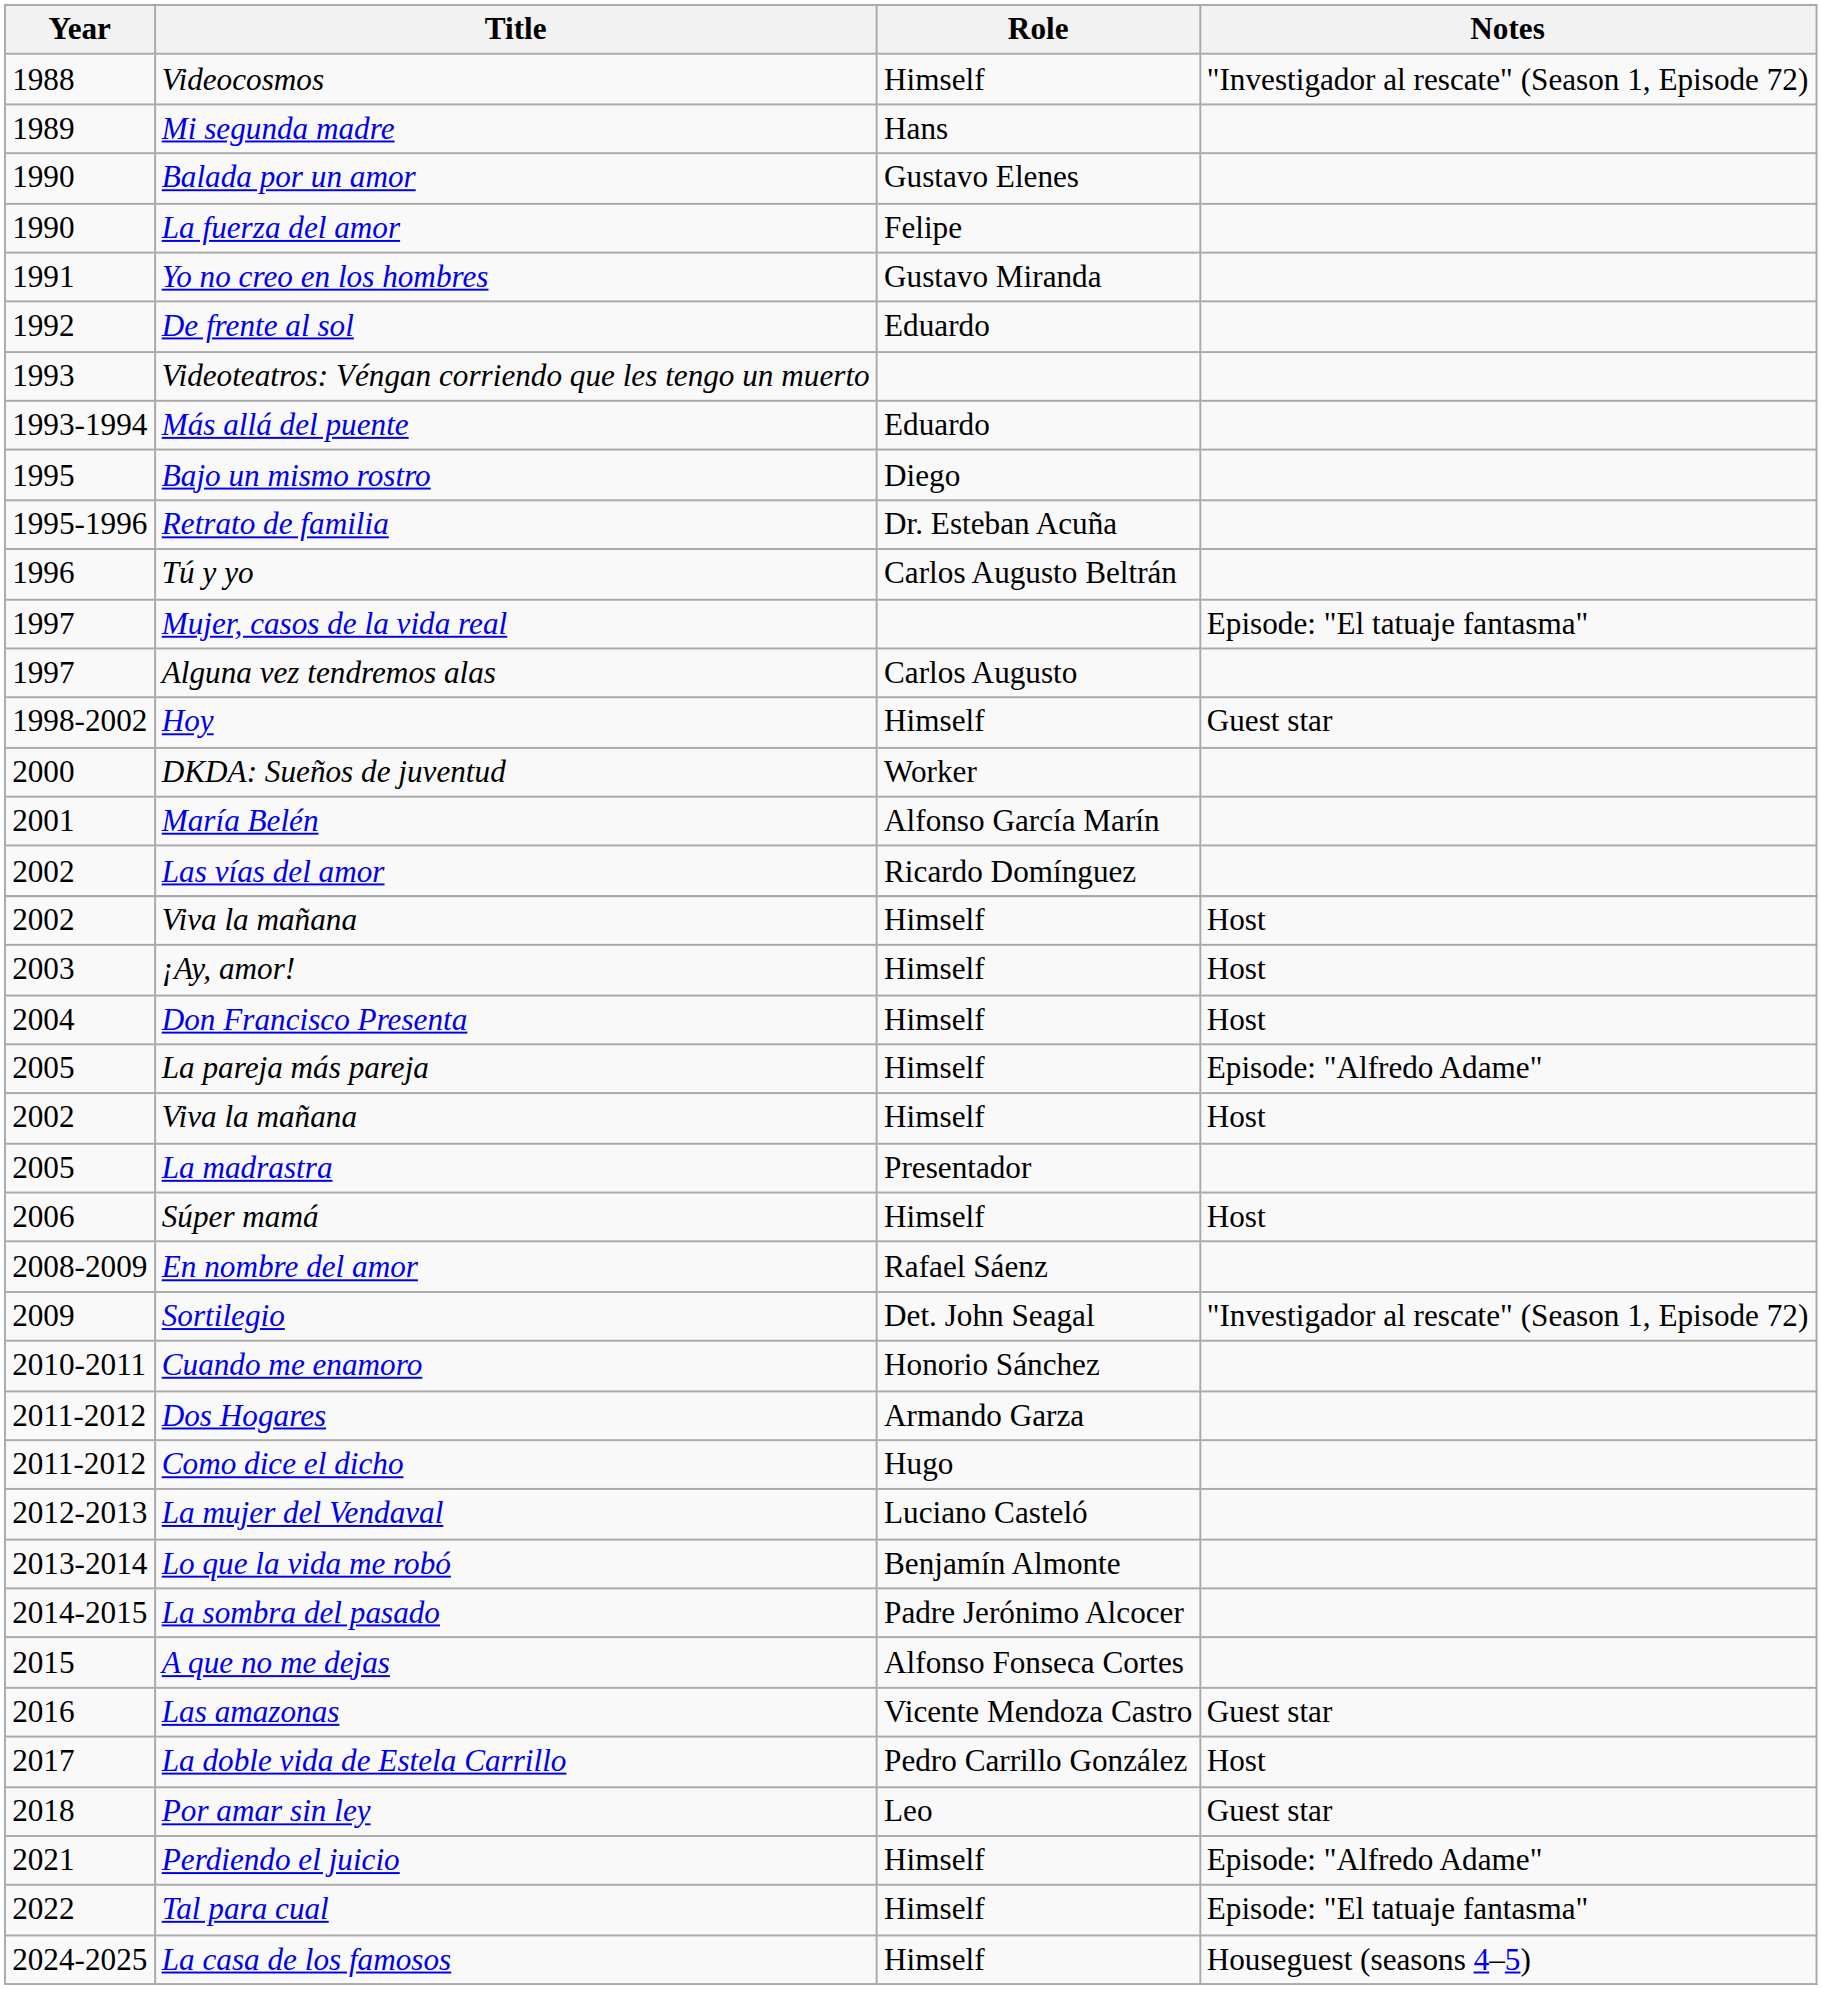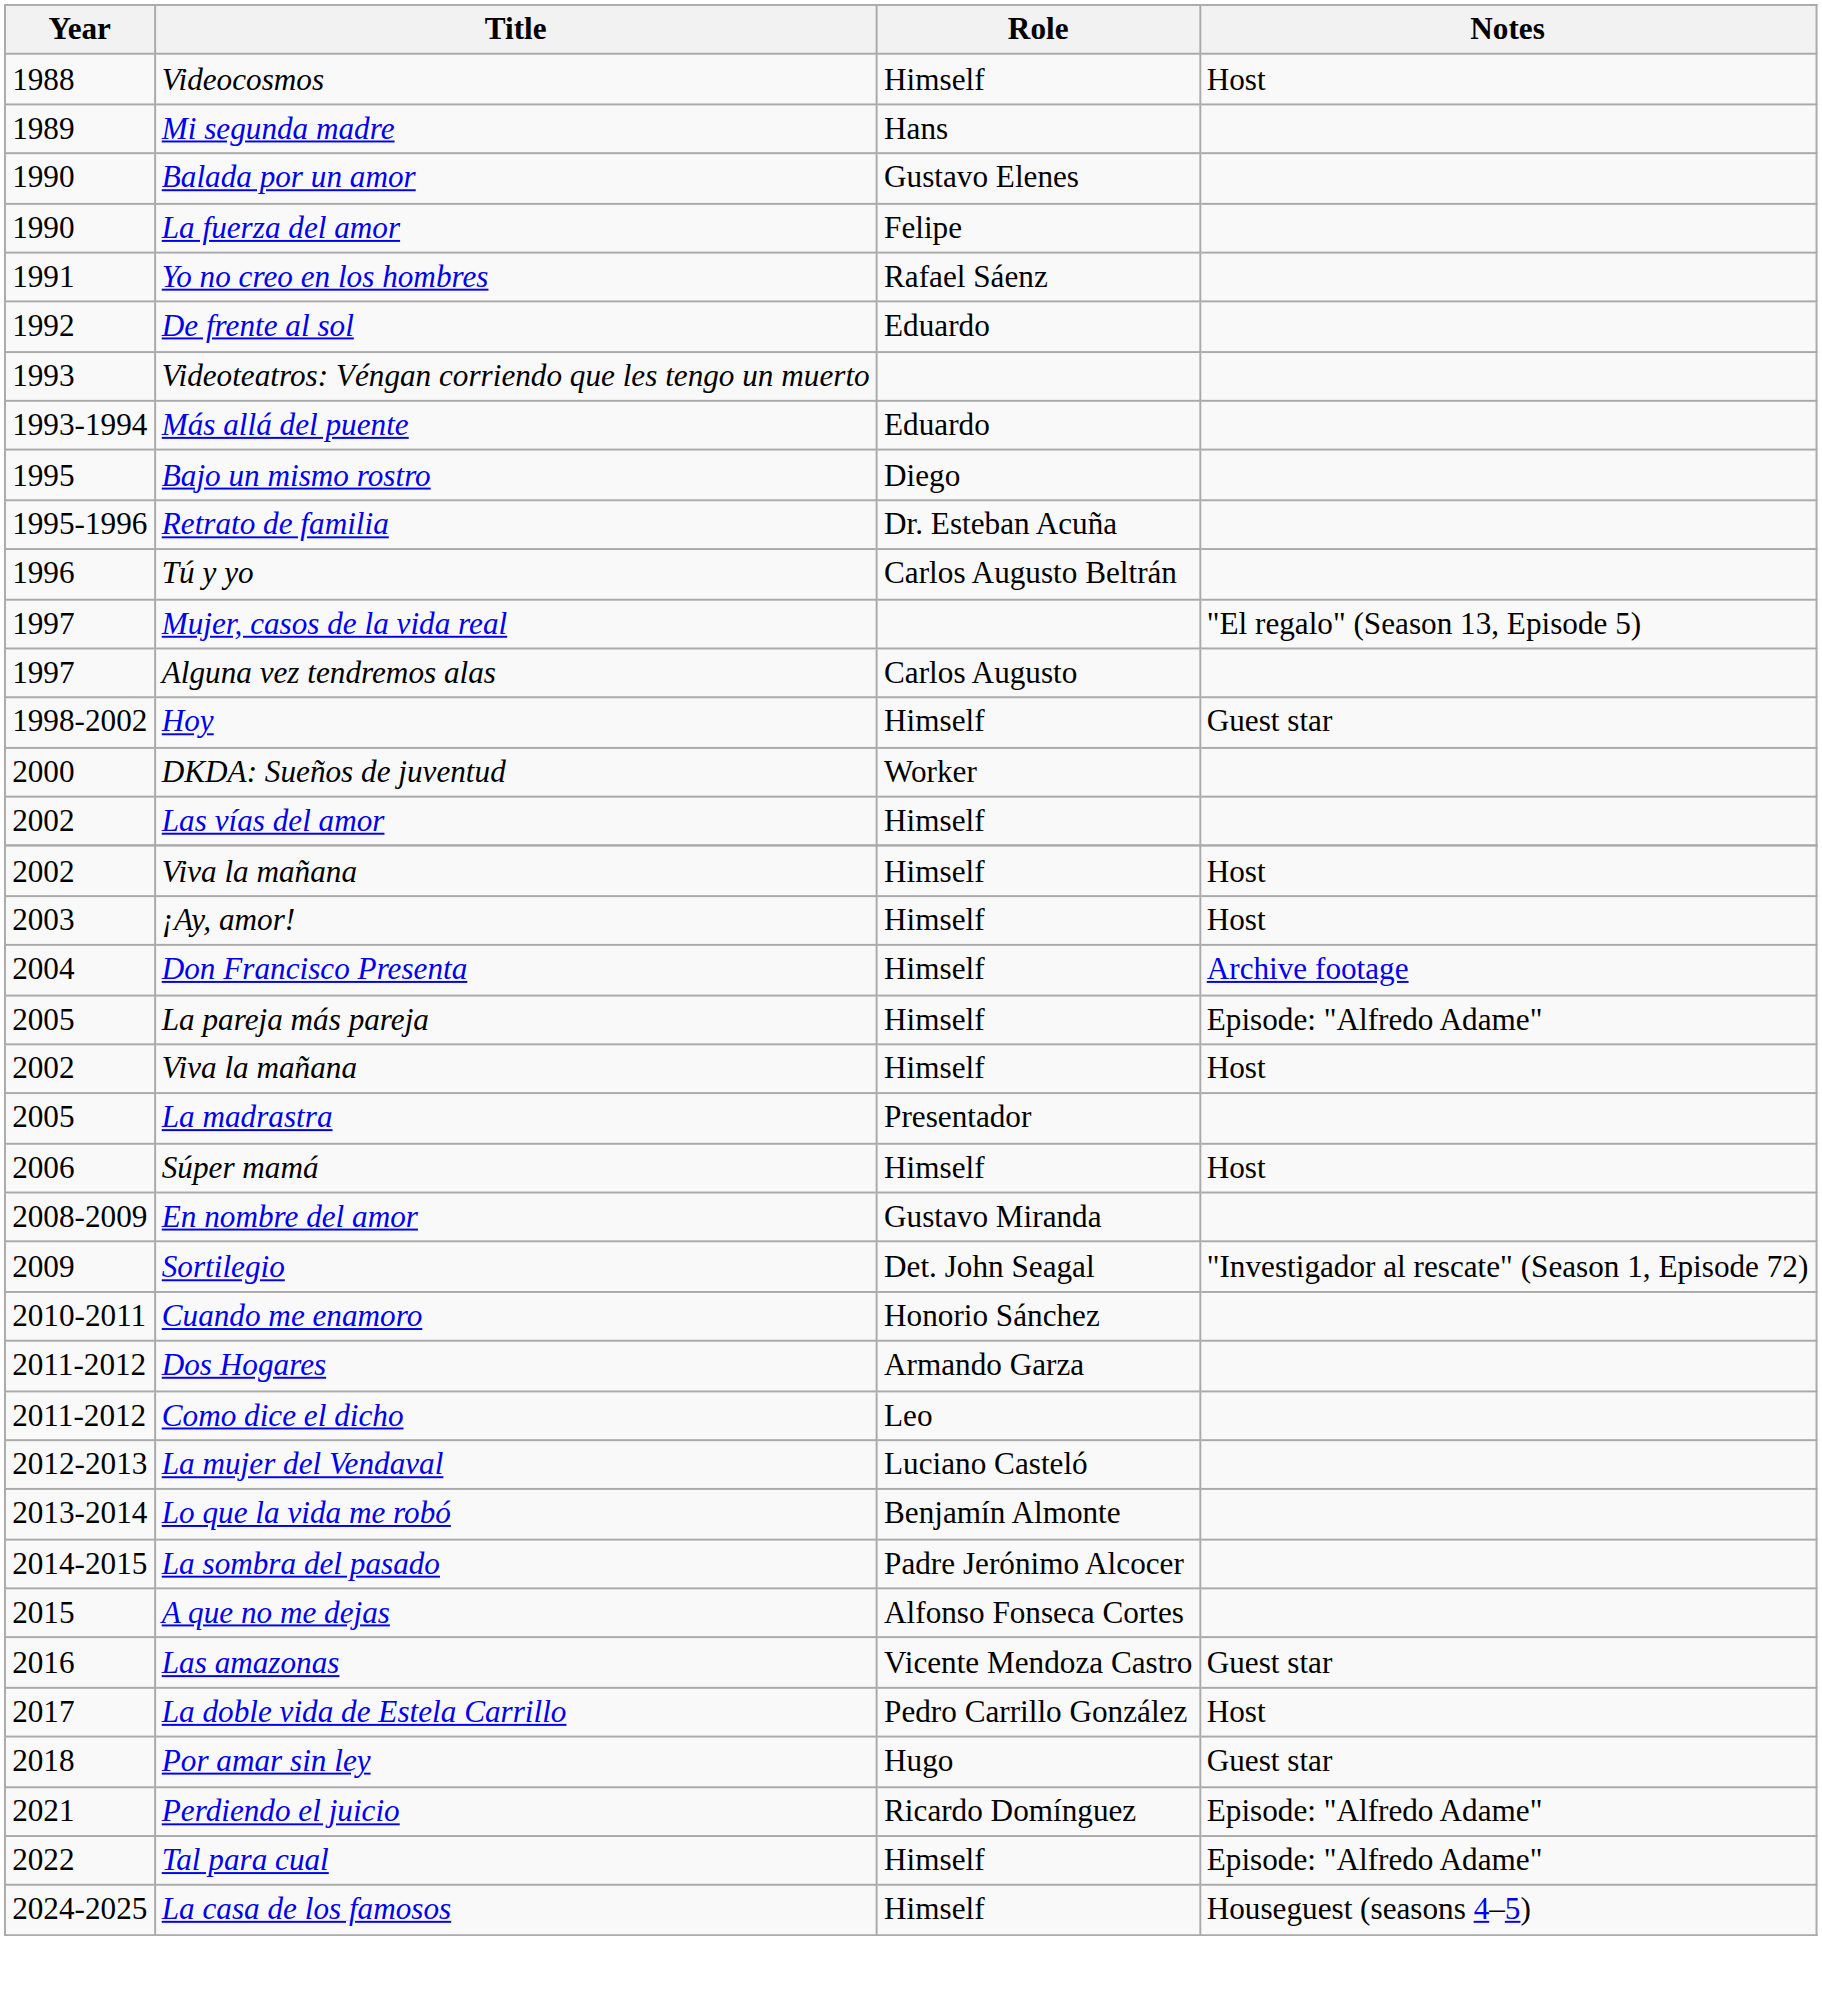(1508, 78) "Investigador al rescate" (Season 1, Episode 72) -> (1236, 78) Host
(993, 276) Gustavo Miranda -> (966, 276) Rafael Sáenz
(1398, 623) Episode: "El tatuaje fantasma" -> (1424, 623) "El regalo" (Season 13, Episode 5)
- row: (43, 820)
(1010, 870) Ricardo Domínguez -> (934, 820) Himself
(1236, 1018) Host -> (1308, 969) Archive footage
(966, 1266) Rafael Sáenz -> (993, 1216) Gustavo Miranda
(919, 1464) Hugo -> (908, 1414) Leo
(908, 1810) Leo -> (919, 1761) Hugo
(934, 1860) Himself -> (1010, 1810) Ricardo Domínguez
(1398, 1909) Episode: "El tatuaje fantasma" -> (1375, 1860) Episode: "Alfredo Adame"
